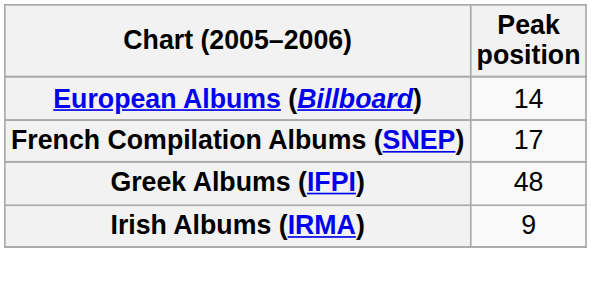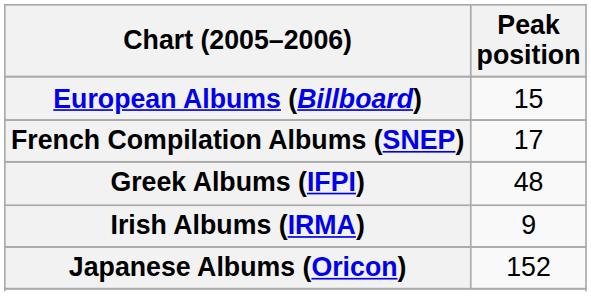(529, 98) 14 -> (529, 98) 15
+ row: (238, 267)
